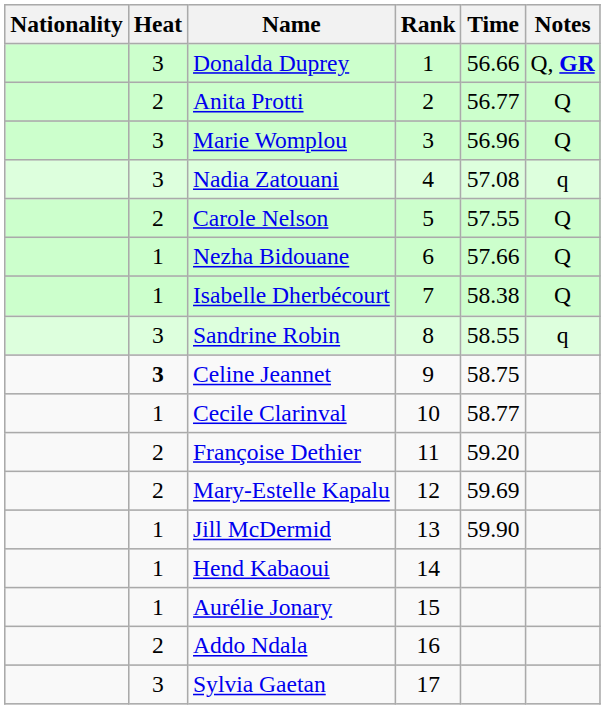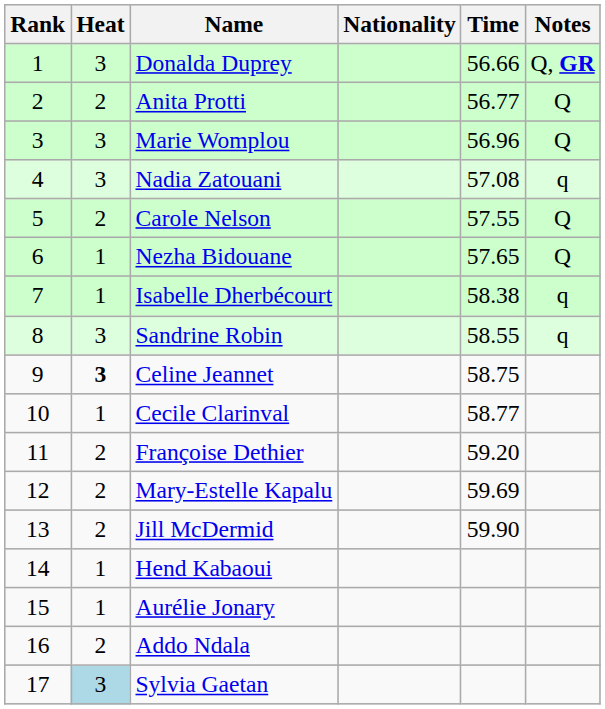columns swapped: (428, 24) <-> (66, 24)
(493, 257) 57.66 -> (493, 257) 57.65
(563, 296) Q -> (563, 296) q
(158, 529) 1 -> (100, 529) 2
(158, 684) no background -> (100, 684) lightblue background
